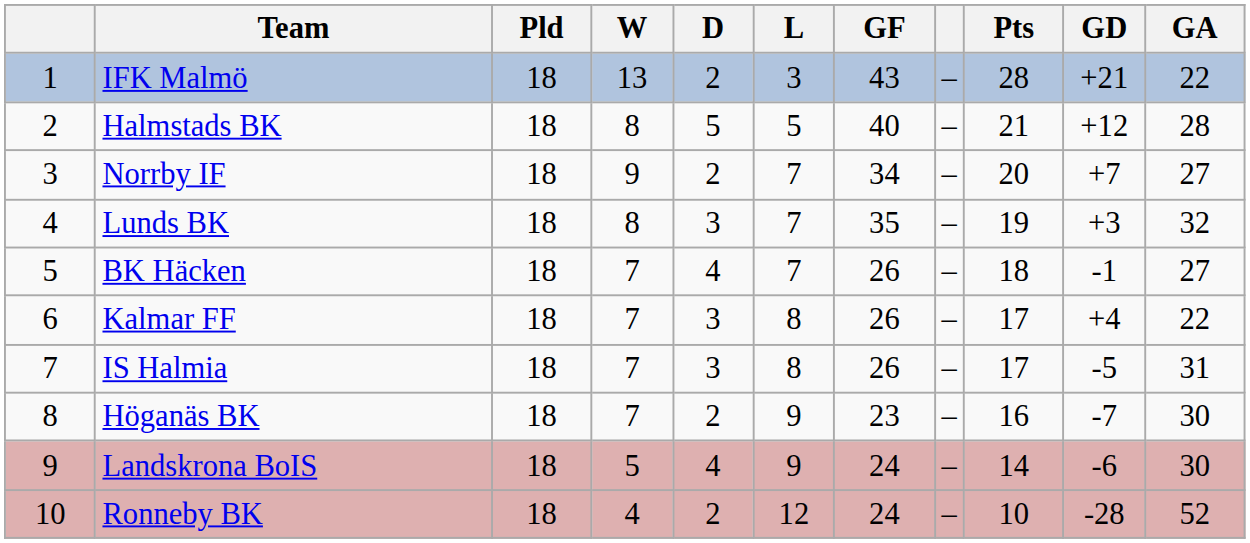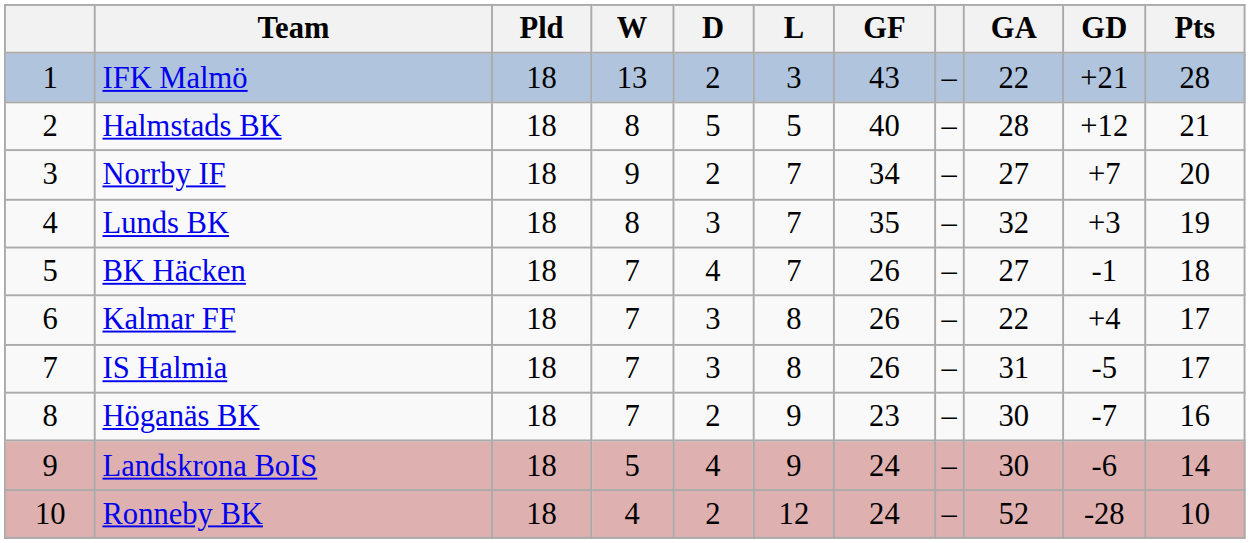columns swapped: (1195, 28) <-> (1014, 28)
